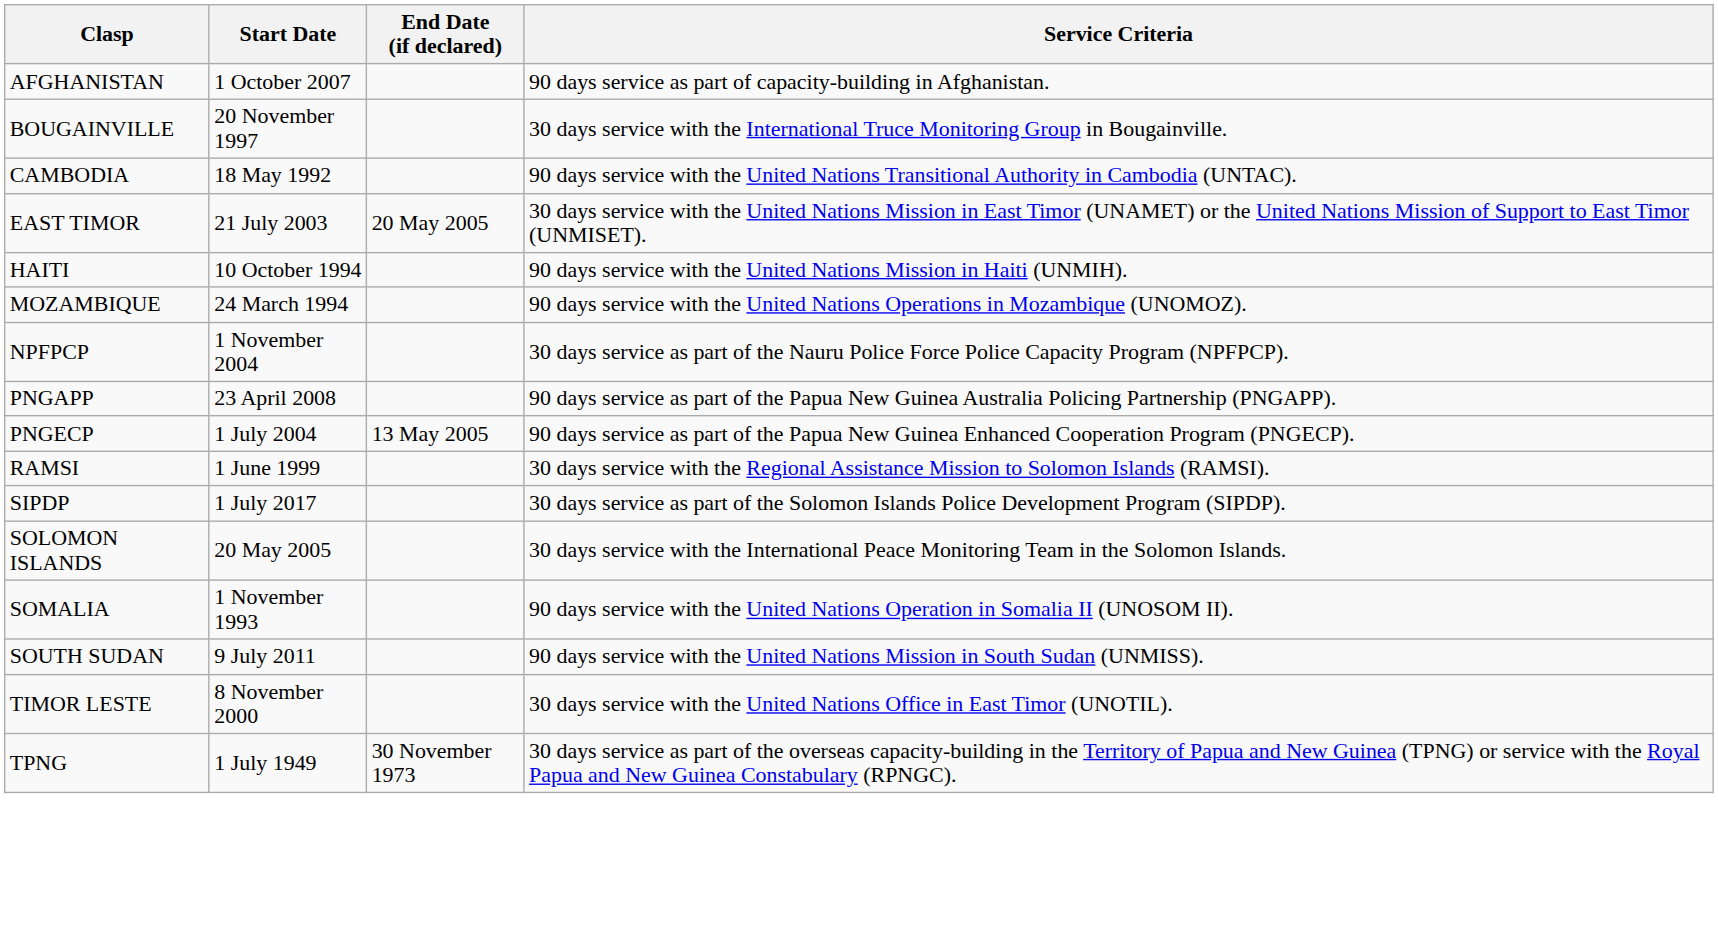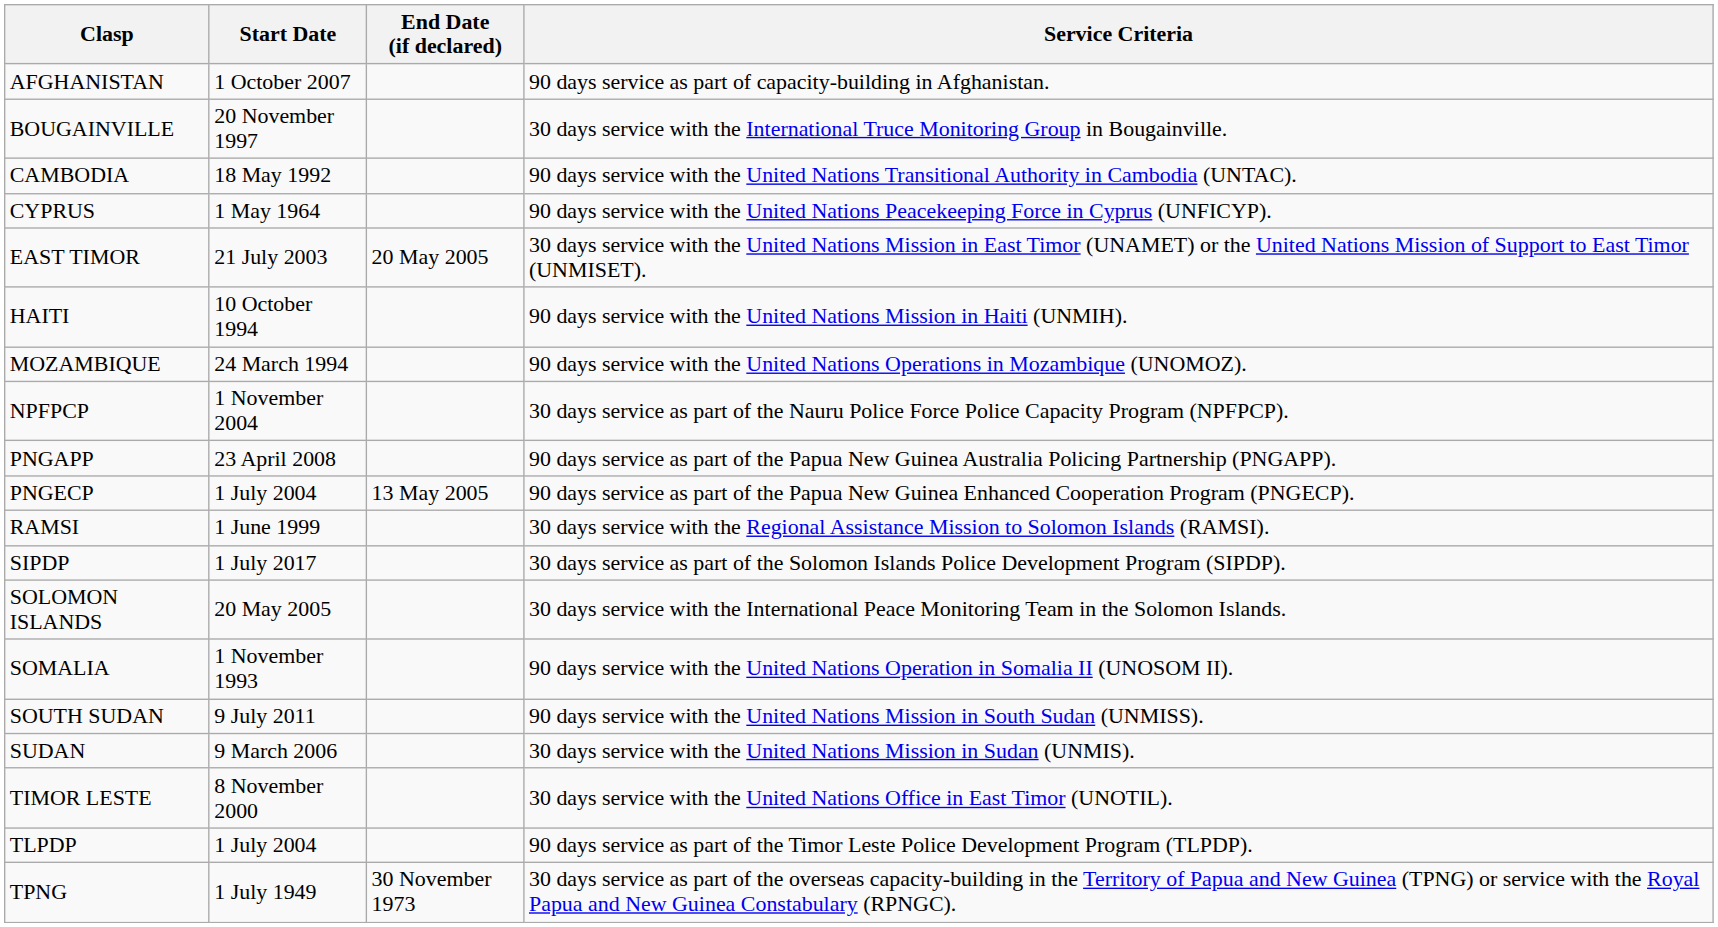+ row: (52, 210)
+ row: (47, 750)
+ row: (43, 844)
